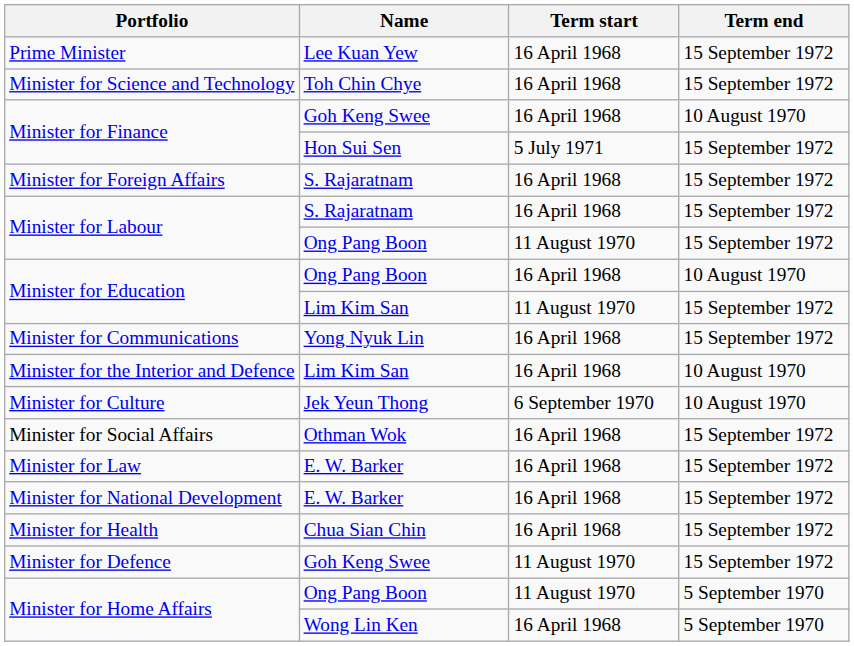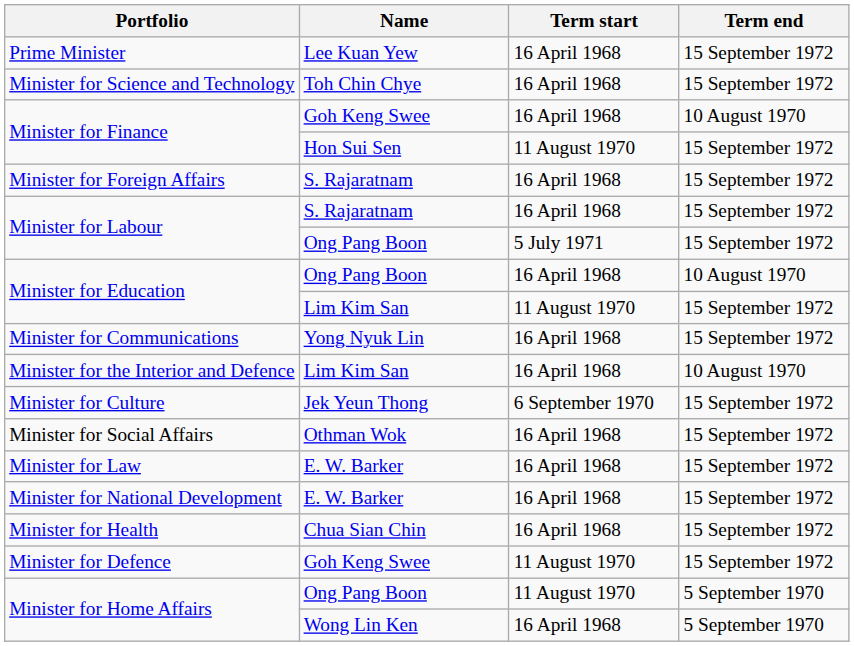(559, 148) 5 July 1971 -> (574, 148) 11 August 1970
(574, 243) 11 August 1970 -> (559, 243) 5 July 1971
(745, 402) 10 August 1970 -> (759, 402) 15 September 1972
